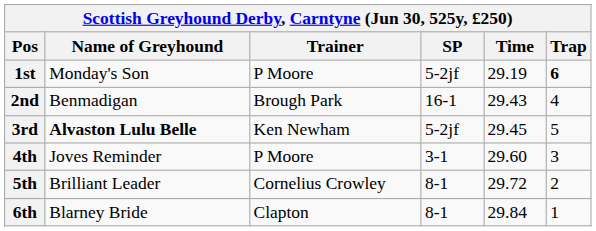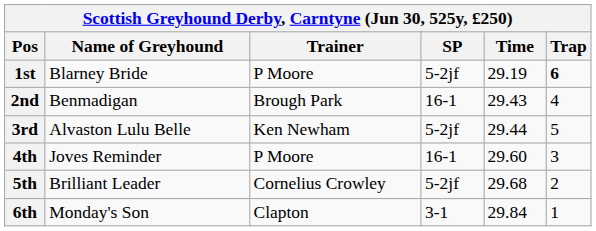(99, 73) Monday's Son -> (98, 73) Blarney Bride
(123, 128) bold -> (120, 128) normal
(507, 128) 29.45 -> (507, 128) 29.44
(437, 156) 3-1 -> (441, 156) 16-1
(437, 184) 8-1 -> (442, 184) 5-2jf
(507, 184) 29.72 -> (507, 184) 29.68
(98, 211) Blarney Bride -> (99, 211) Monday's Son
(437, 211) 8-1 -> (437, 211) 3-1
